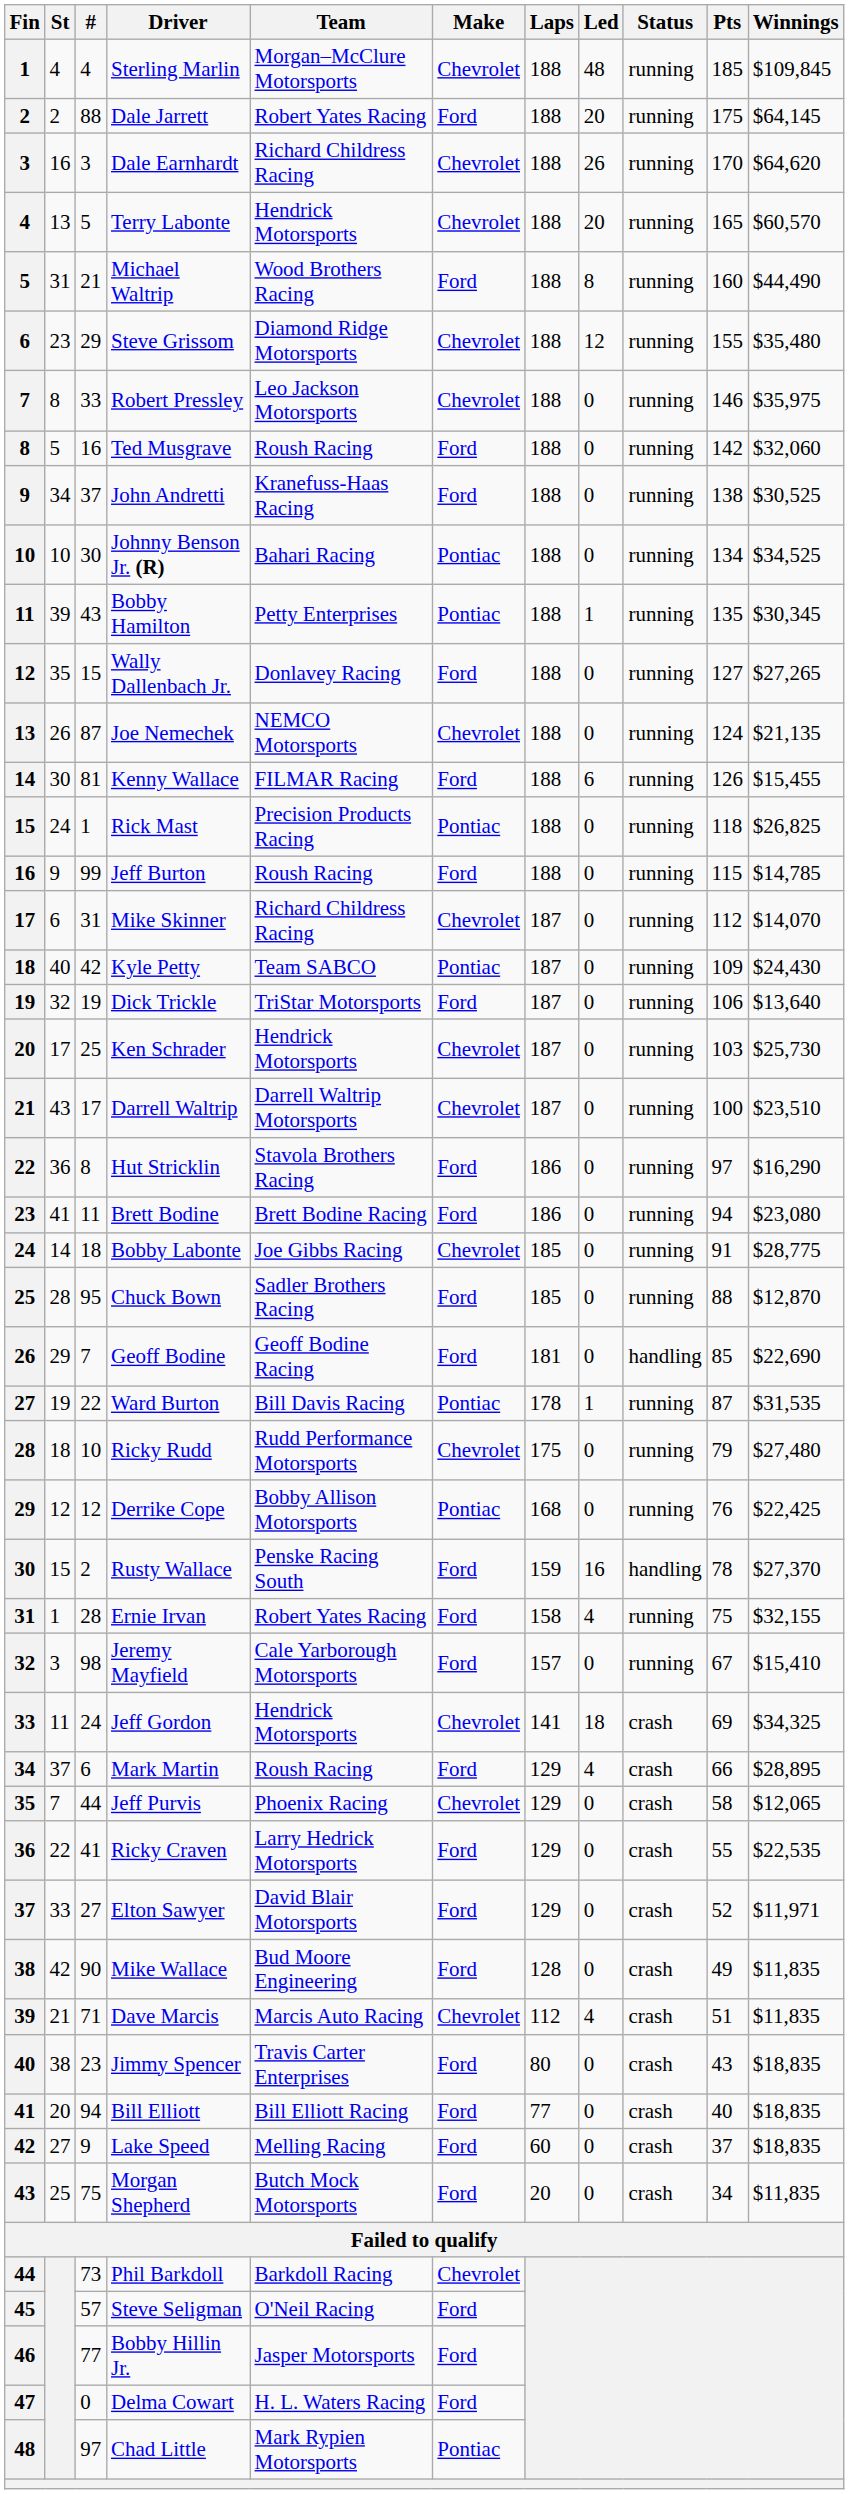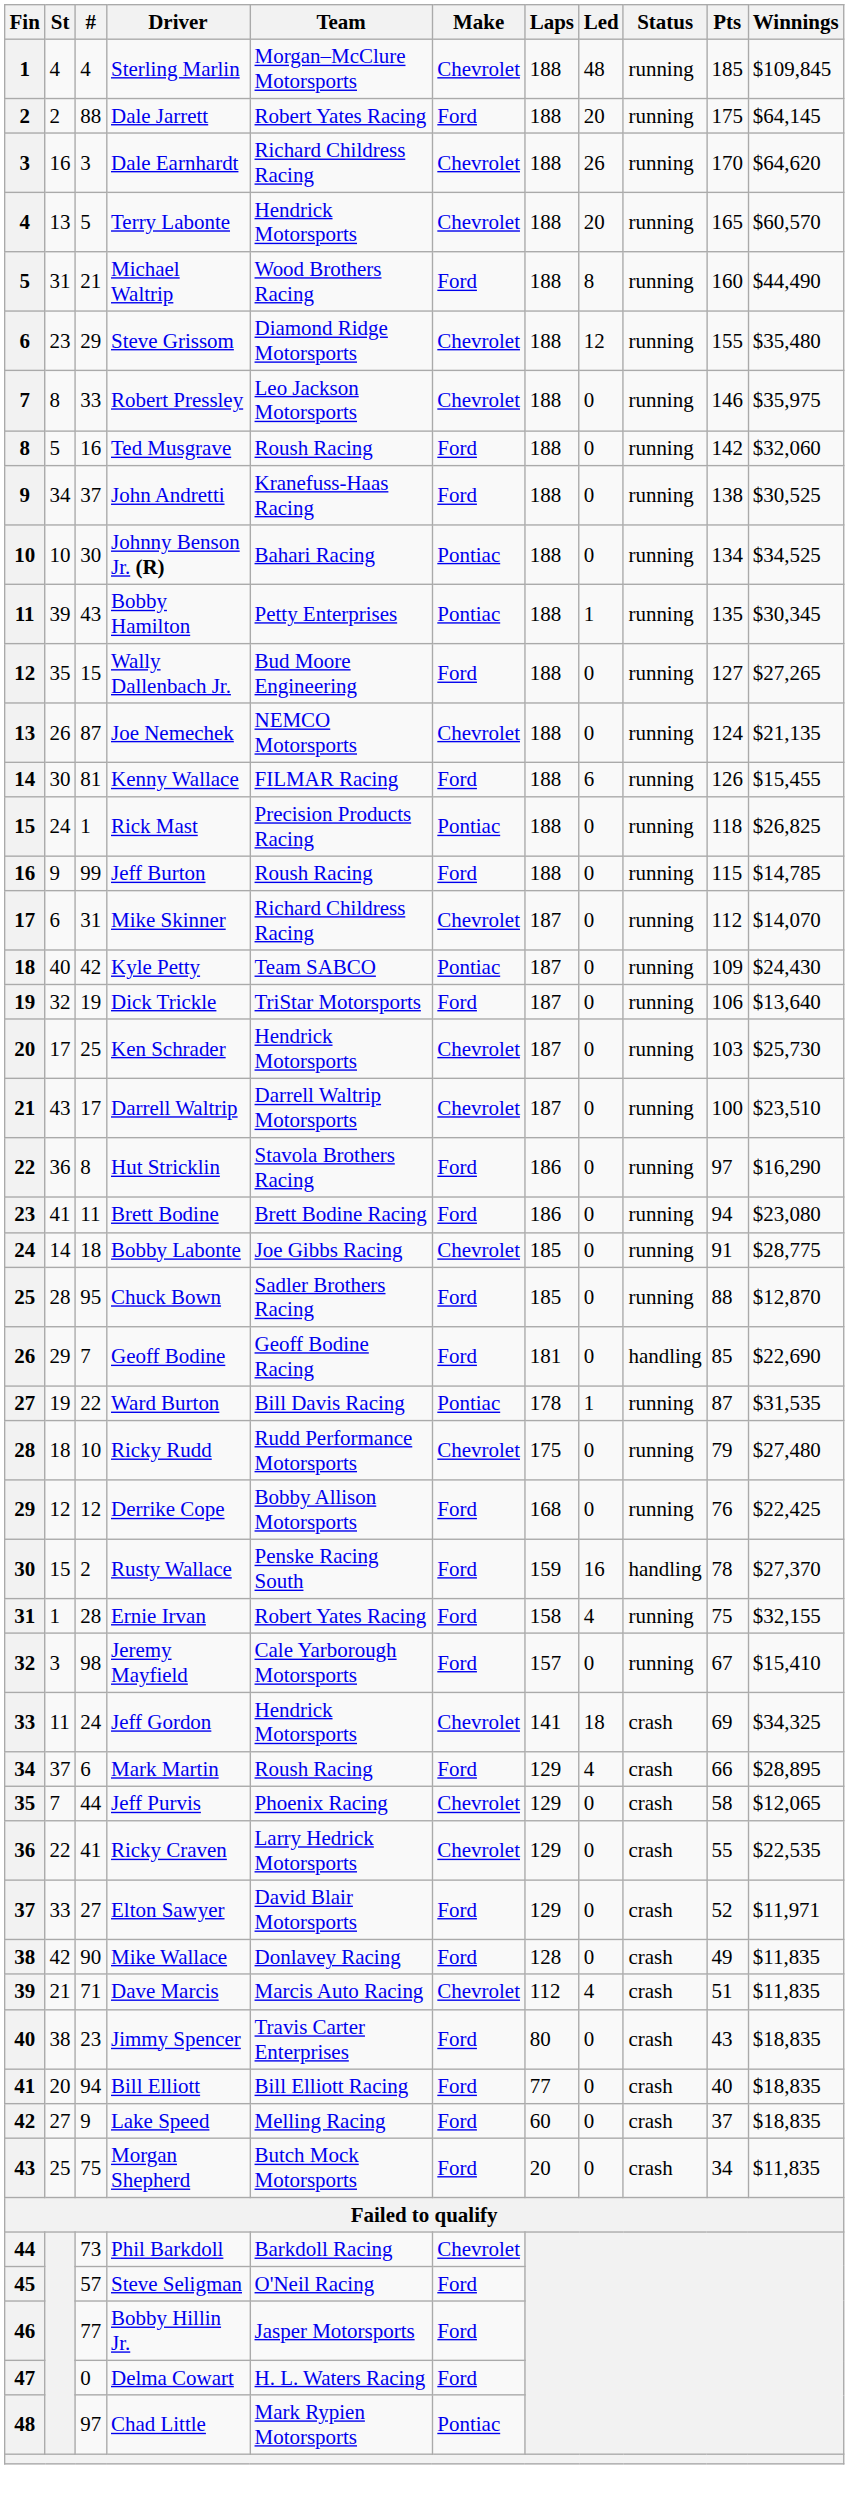(328, 672) Donlavey Racing -> (306, 672) Bud Moore Engineering
(469, 1509) Pontiac -> (457, 1509) Ford
(457, 1850) Ford -> (479, 1850) Chevrolet
(306, 1969) Bud Moore Engineering -> (328, 1957) Donlavey Racing
